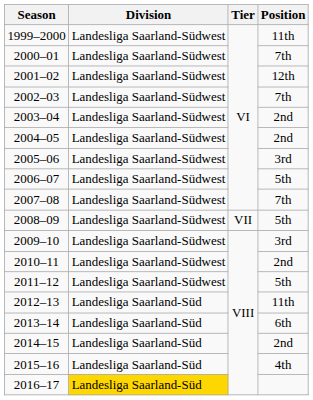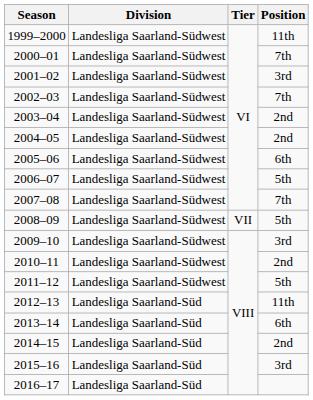(283, 76) 12th -> (283, 76) 3rd
(283, 158) 3rd -> (283, 158) 6th
(283, 364) 4th -> (283, 364) 3rd
(137, 384) gold background -> (137, 384) no background
